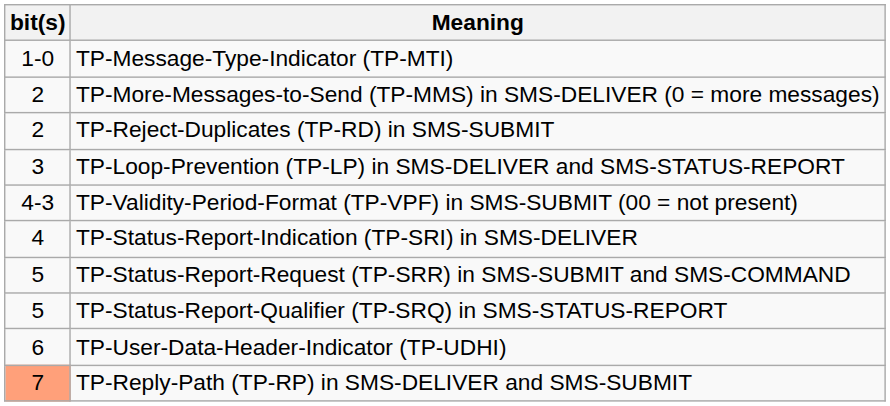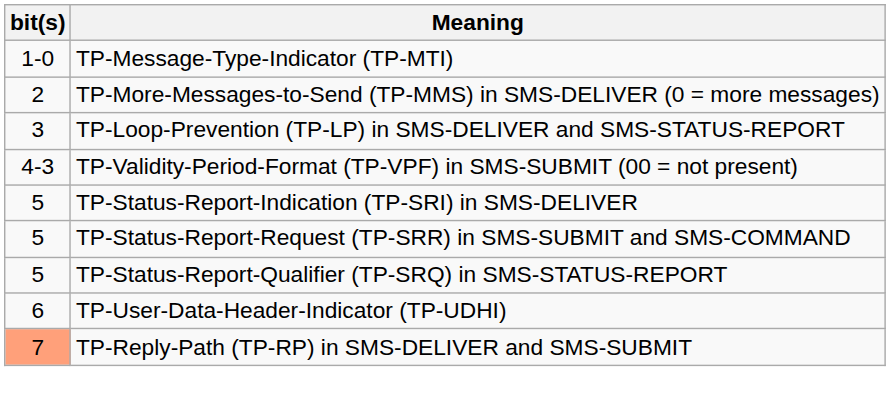- row: (315, 130)
(38, 238) 4 -> (38, 202) 5
